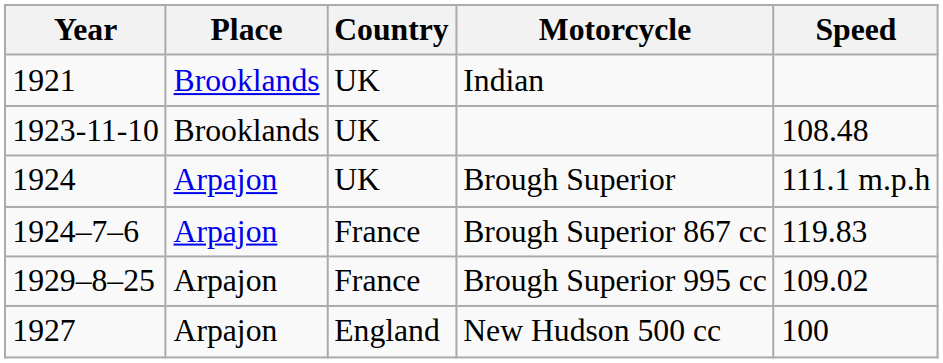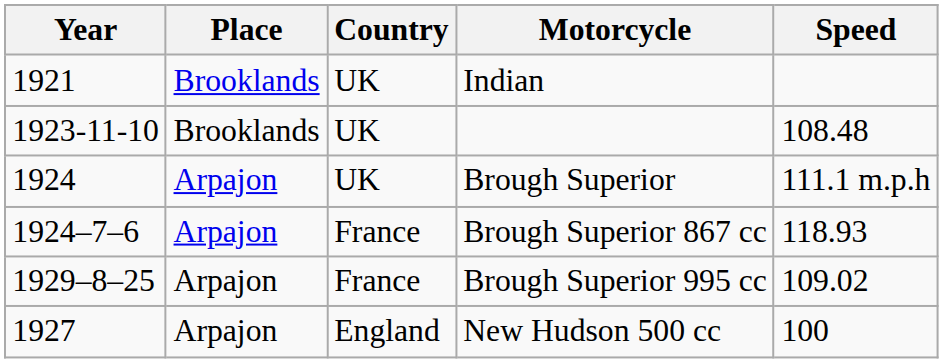(824, 230) 119.83 -> (824, 230) 118.93
